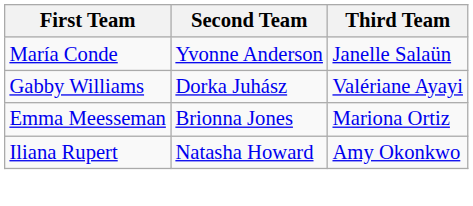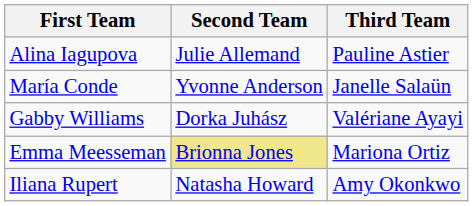+ row: (73, 53)
(234, 119) no background -> (234, 151) khaki background
